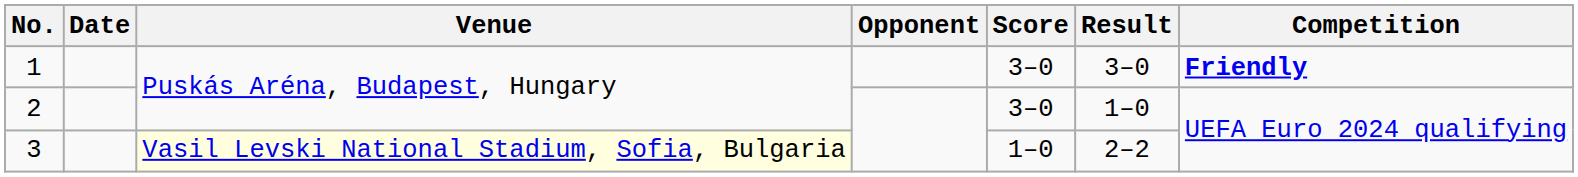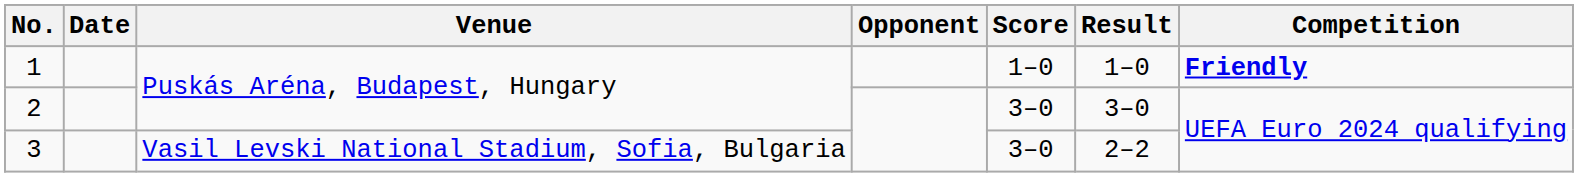(1031, 67) 3–0 -> (1031, 67) 1–0
(1127, 67) 3–0 -> (1127, 67) 1–0
(1127, 109) 1–0 -> (1127, 109) 3–0
(494, 150) lightyellow background -> (494, 150) no background
(1031, 150) 1–0 -> (1031, 150) 3–0
